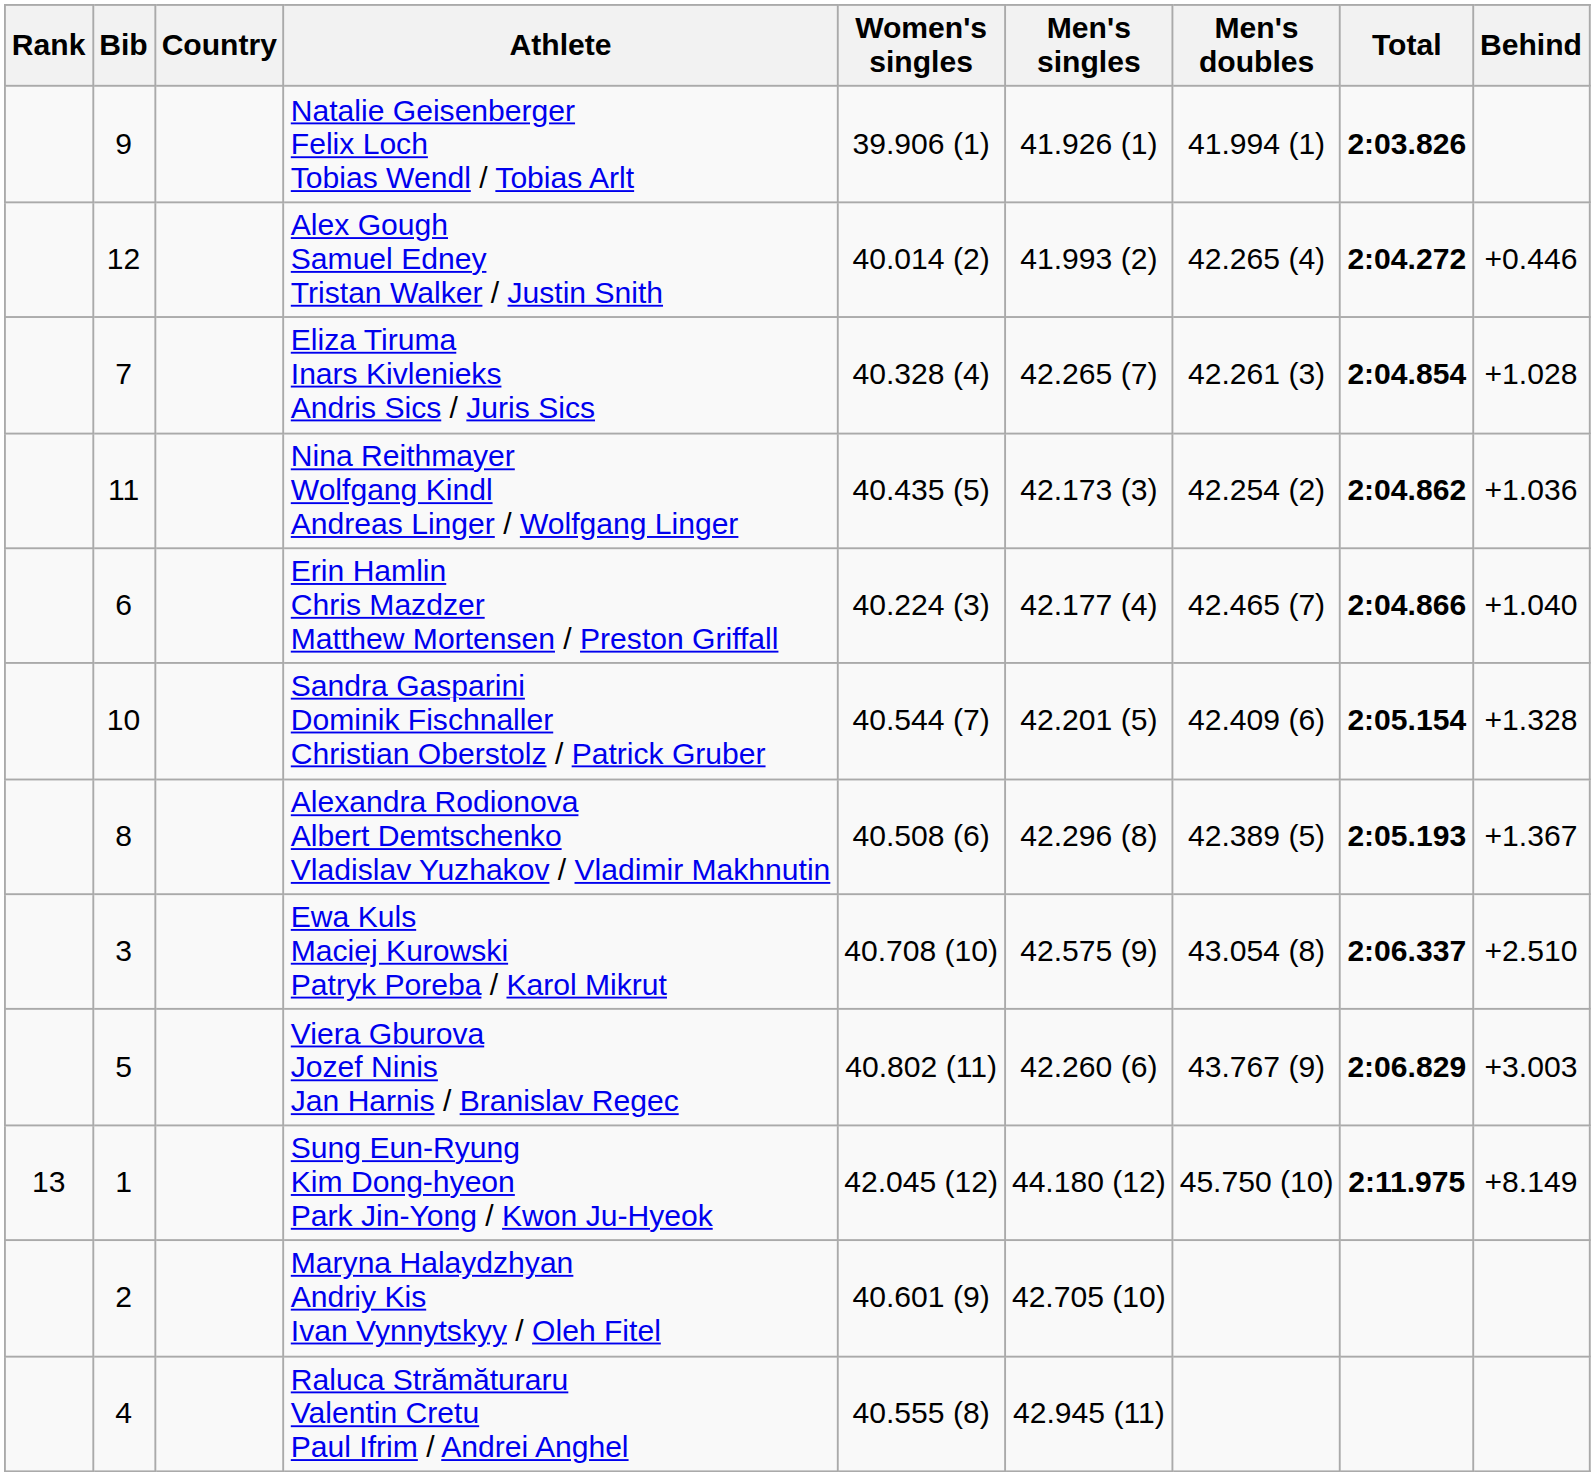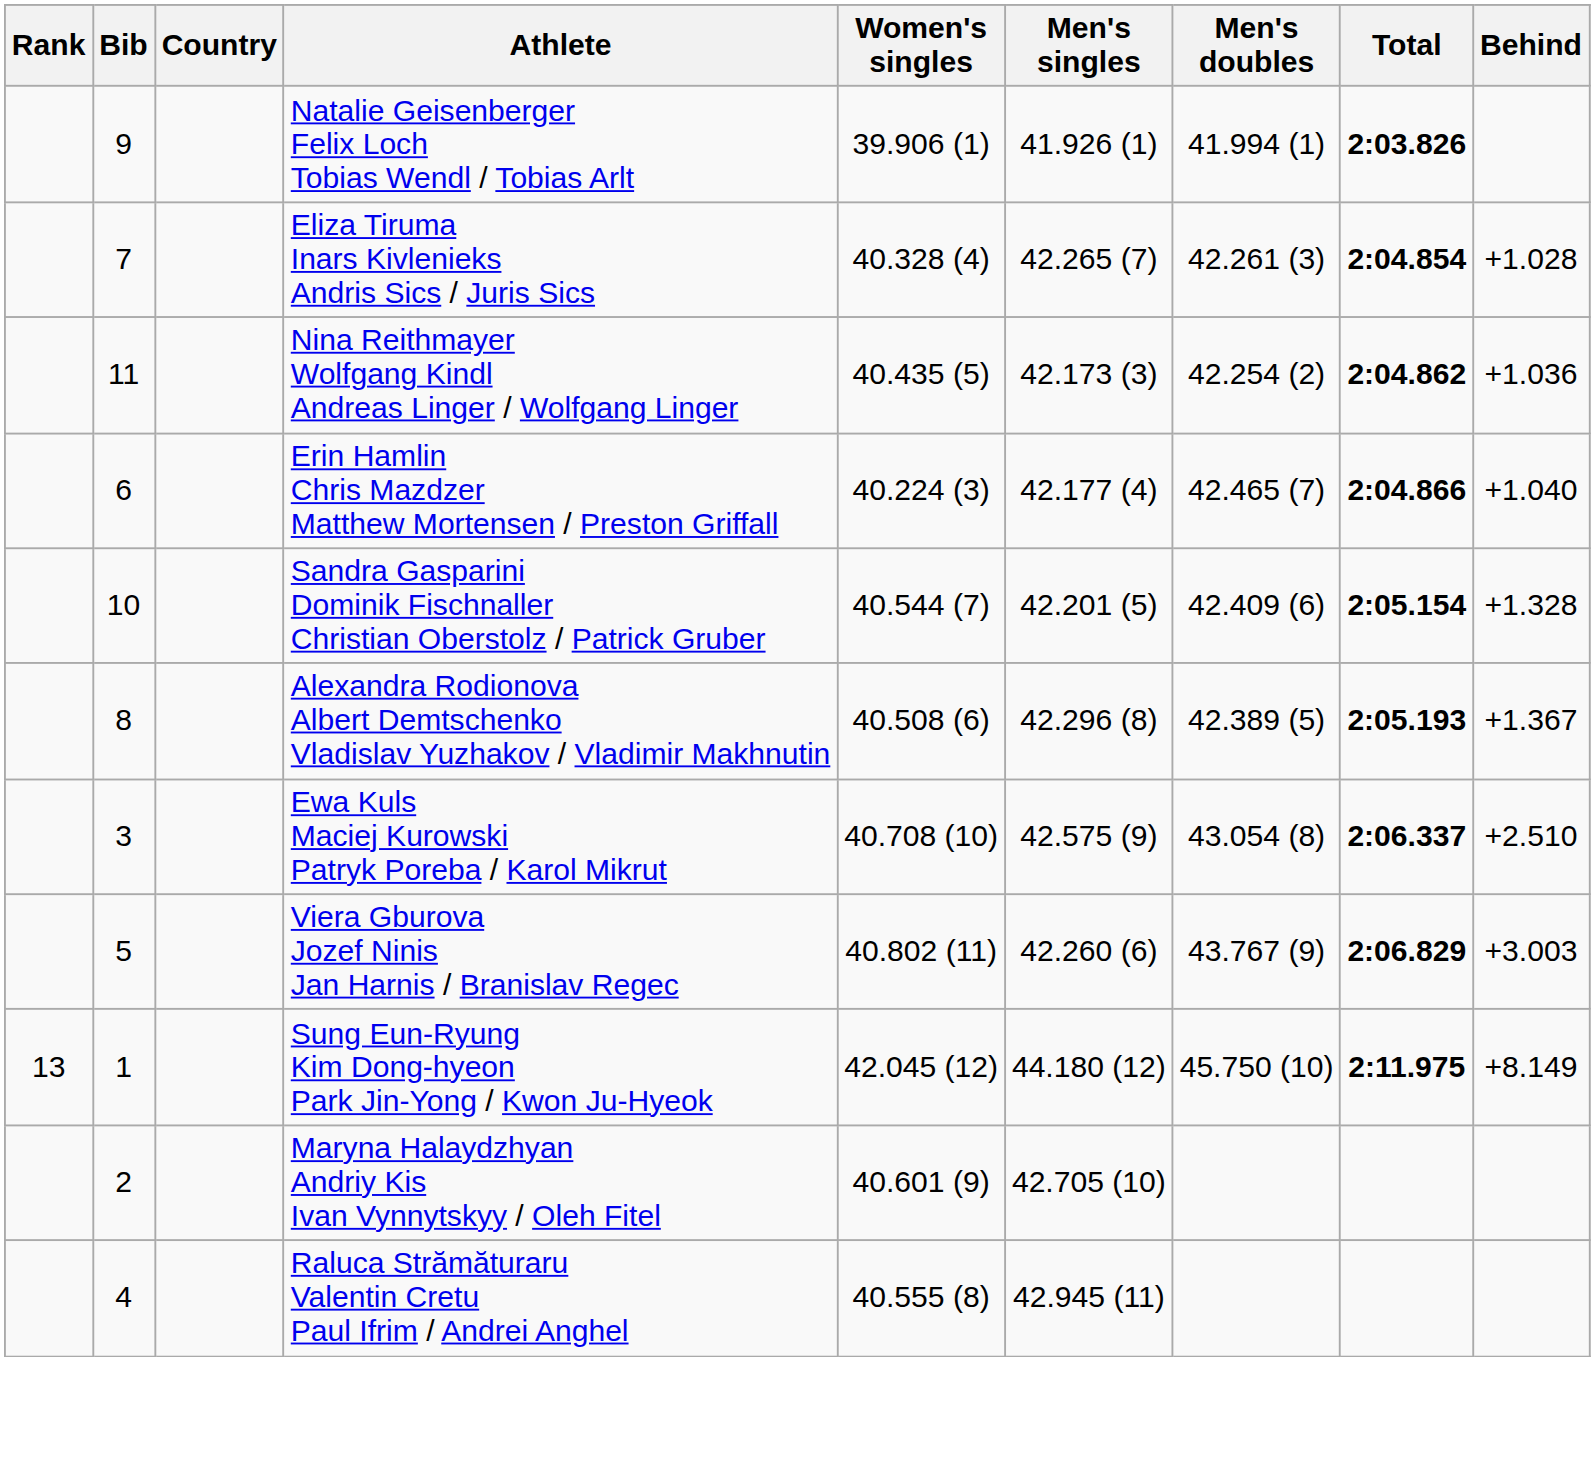- row: (477, 259)
